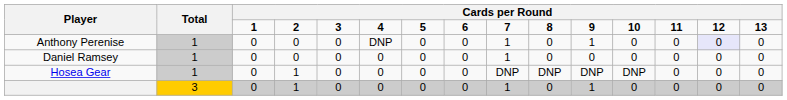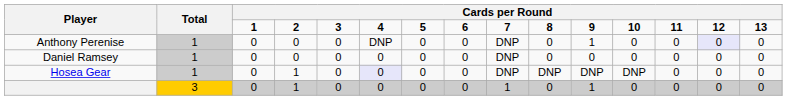(507, 42) 1 -> (507, 42) DNP
(507, 58) 1 -> (507, 58) DNP
(381, 73) no background -> (381, 73) lavender background
